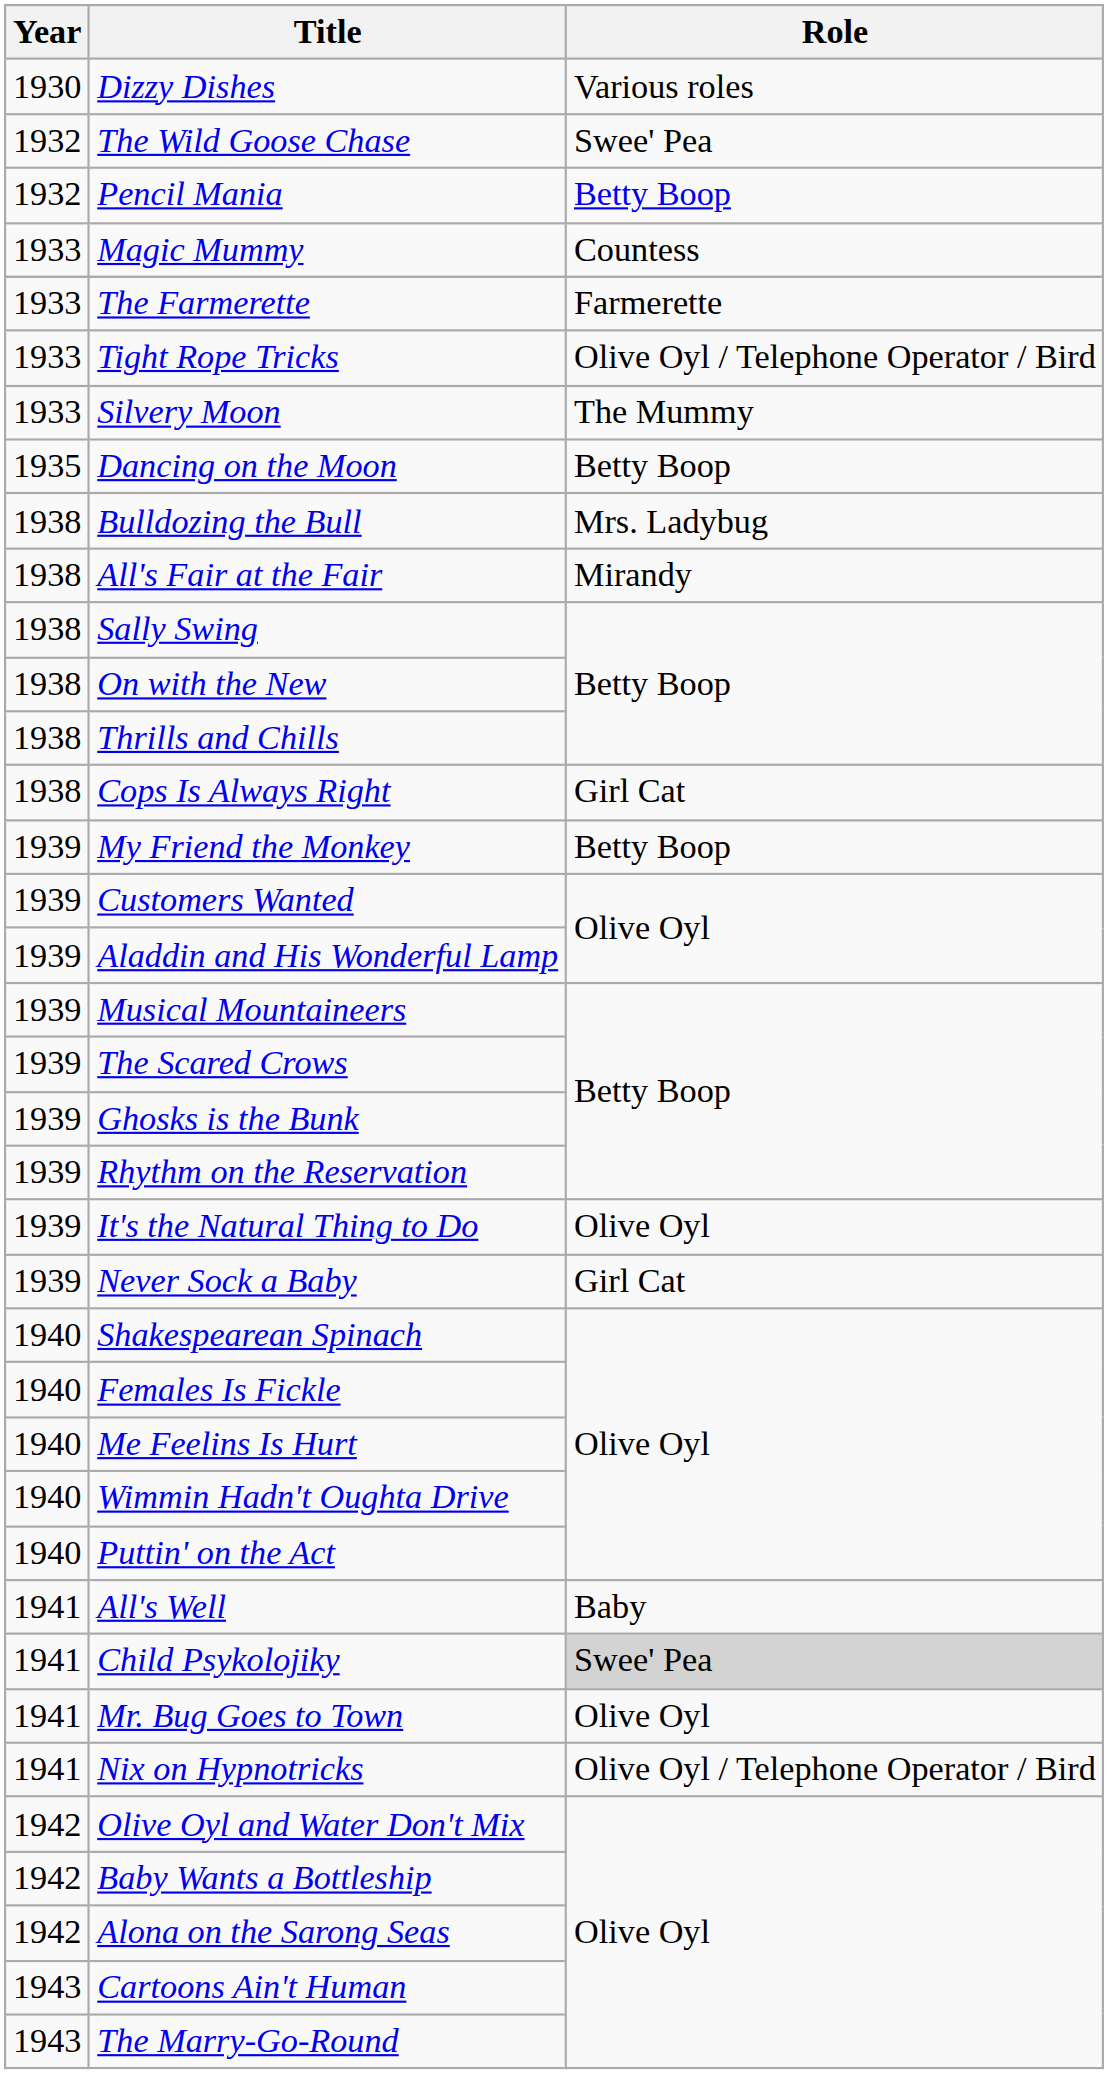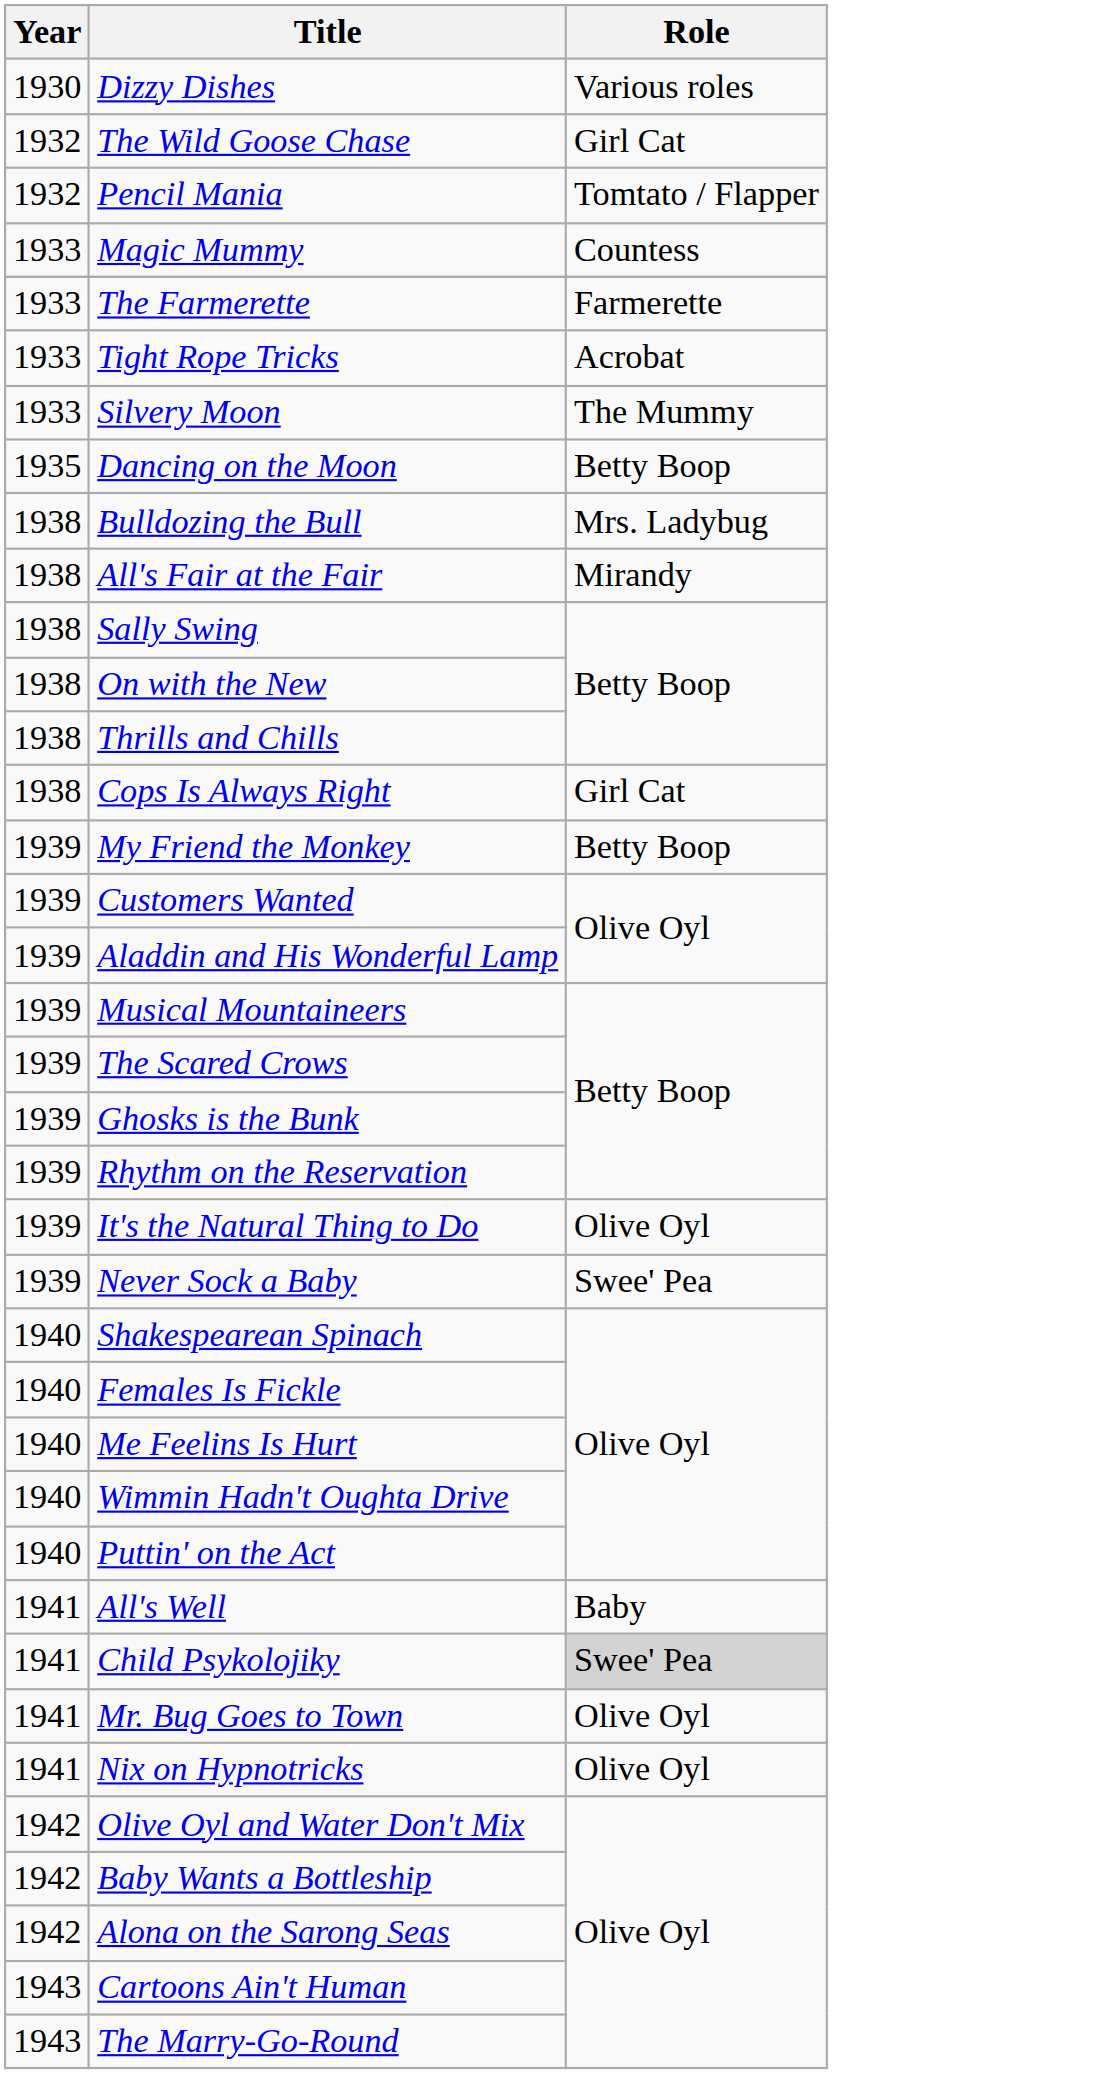(643, 140) Swee' Pea -> (630, 140) Girl Cat
(652, 194) Betty Boop -> (696, 194) Tomtato / Flapper
(835, 357) Olive Oyl / Telephone Operator / Bird -> (629, 357) Acrobat
(630, 1280) Girl Cat -> (643, 1280) Swee' Pea
(835, 1769) Olive Oyl / Telephone Operator / Bird -> (642, 1769) Olive Oyl
